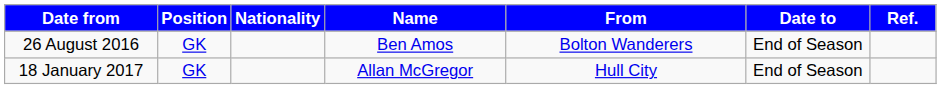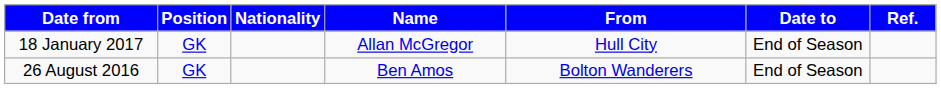rows swapped: (81, 45) <-> (81, 71)
